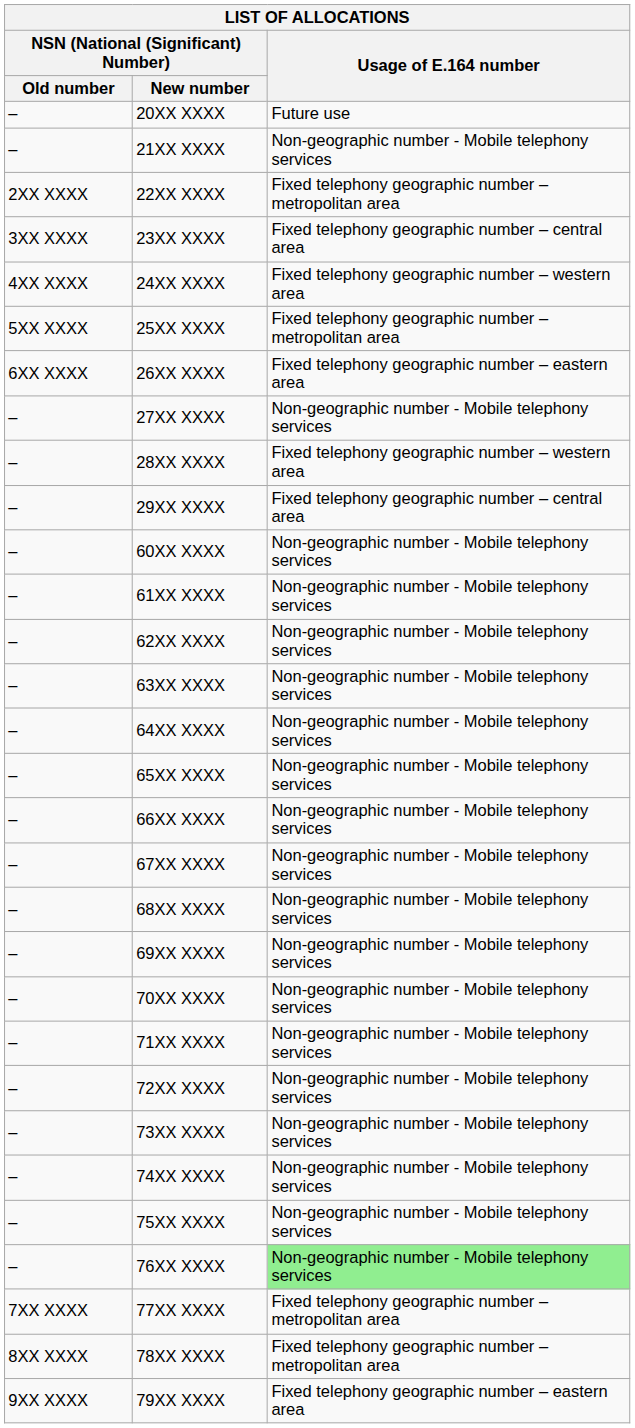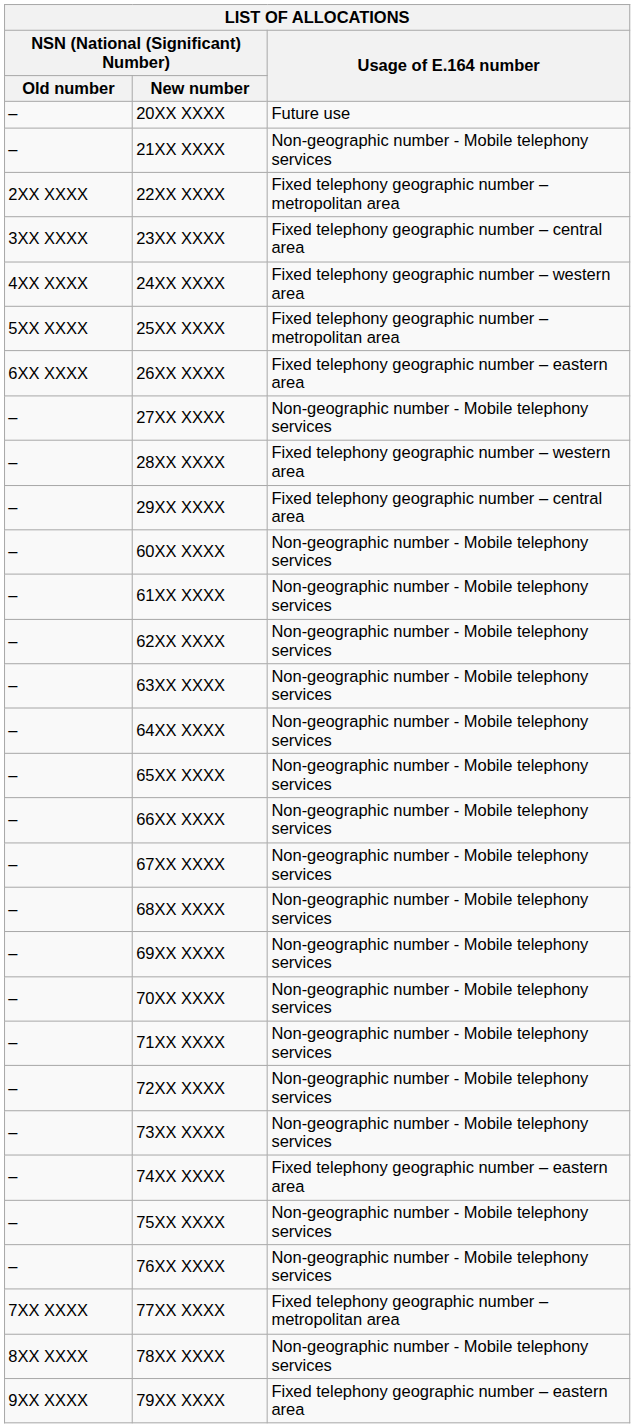(430, 1177) Non-geographic number - Mobile telephony services -> (440, 1177) Fixed telephony geographic number – eastern area
(430, 1266) lightgreen background -> (430, 1266) no background
(410, 1356) Fixed telephony geographic number – metropolitan area -> (430, 1356) Non-geographic number - Mobile telephony services
